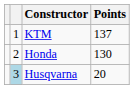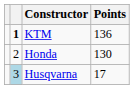(16, 34) normal -> (16, 34) bold
(103, 34) 137 -> (103, 34) 136
(100, 74) 20 -> (100, 74) 17
